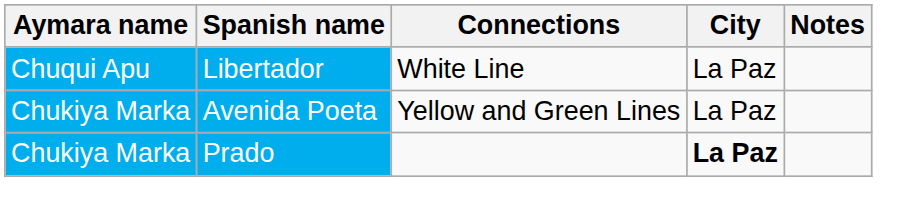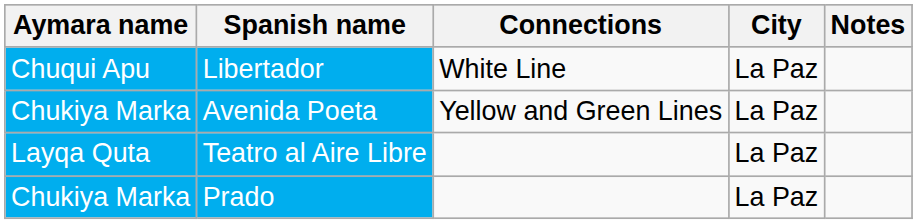+ row: (315, 153)
(735, 153) bold -> (776, 196) normal
